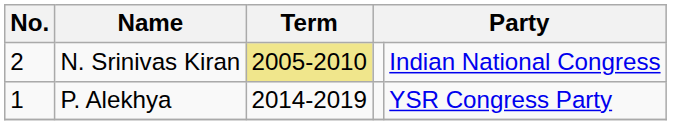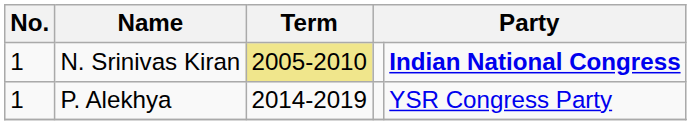(17, 61) 2 -> (17, 61) 1
(525, 61) normal -> (535, 61) bold
